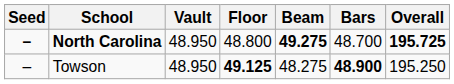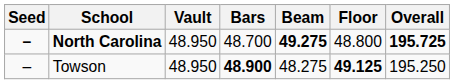columns swapped: (358, 17) <-> (248, 17)
